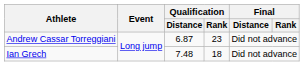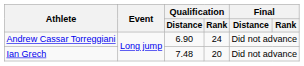(184, 40) 6.87 -> (184, 40) 6.90
(217, 40) 23 -> (217, 40) 24
(217, 54) 18 -> (217, 54) 20
